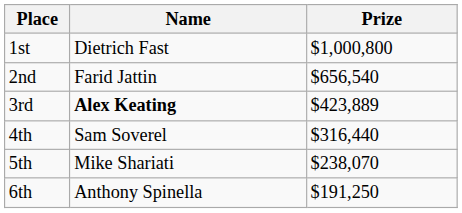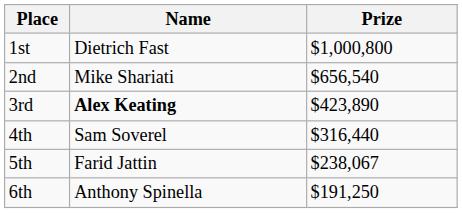(115, 76) Farid Jattin -> (124, 76) Mike Shariati
(345, 105) $423,889 -> (345, 105) $423,890
(124, 163) Mike Shariati -> (115, 163) Farid Jattin
(345, 163) $238,070 -> (345, 163) $238,067
